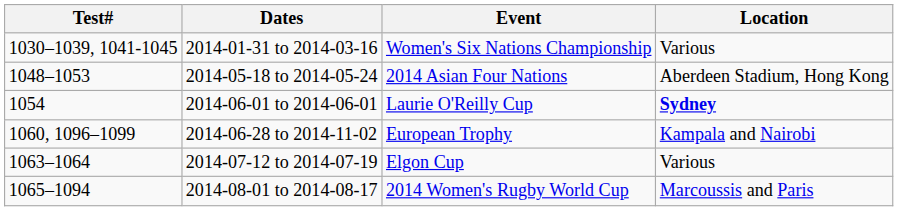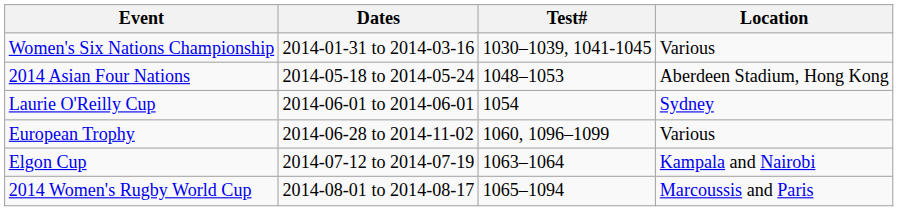columns swapped: (93, 18) <-> (519, 18)
(688, 104) bold -> (687, 104) normal
(738, 133) Kampala and Nairobi -> (687, 133) Various
(687, 162) Various -> (738, 162) Kampala and Nairobi
